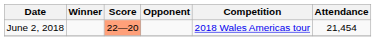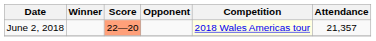(252, 28) no background -> (252, 28) lightyellow background
(342, 28) 21,454 -> (342, 28) 21,357
